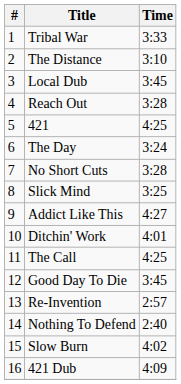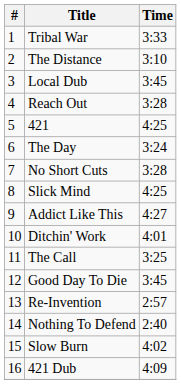(155, 192) 3:25 -> (155, 192) 4:25
(155, 258) 4:25 -> (155, 258) 3:25
